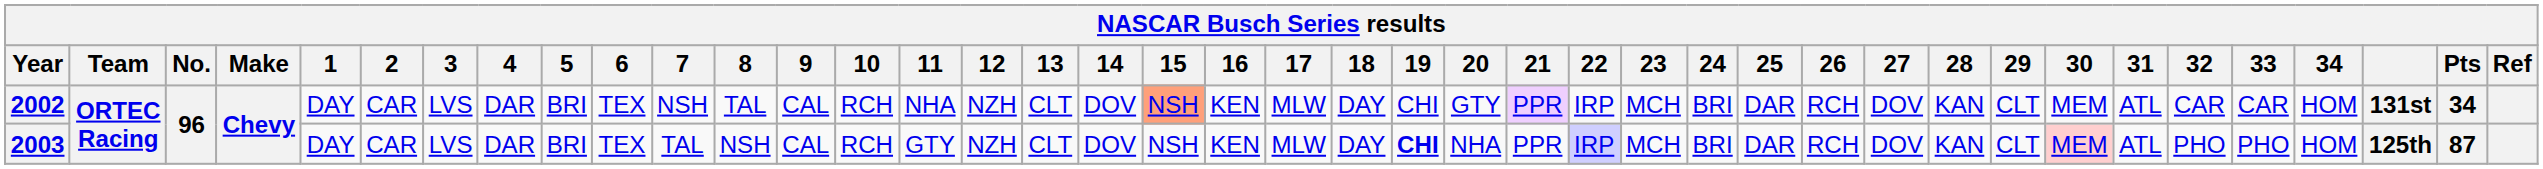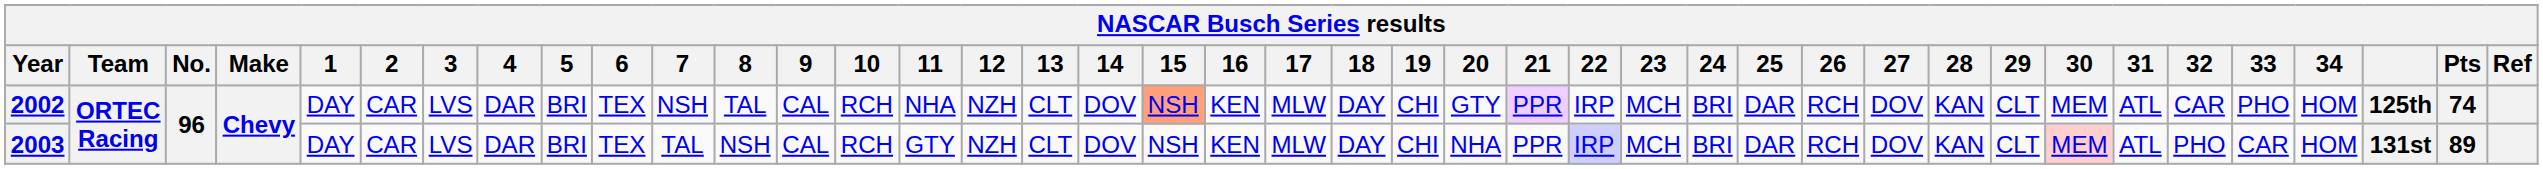(2263, 104) CAR -> (2263, 104) PHO
(2401, 104) 131st -> (2401, 104) 125th
(2462, 104) 34 -> (2462, 104) 74
(1418, 144) bold -> (1418, 144) normal
(2263, 144) PHO -> (2263, 144) CAR
(2401, 144) 125th -> (2401, 144) 131st
(2462, 144) 87 -> (2462, 144) 89
